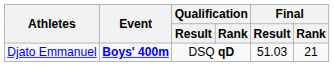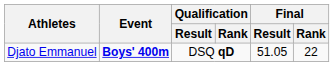(272, 53) 51.03 -> (272, 53) 51.05
(311, 53) 21 -> (311, 53) 22
